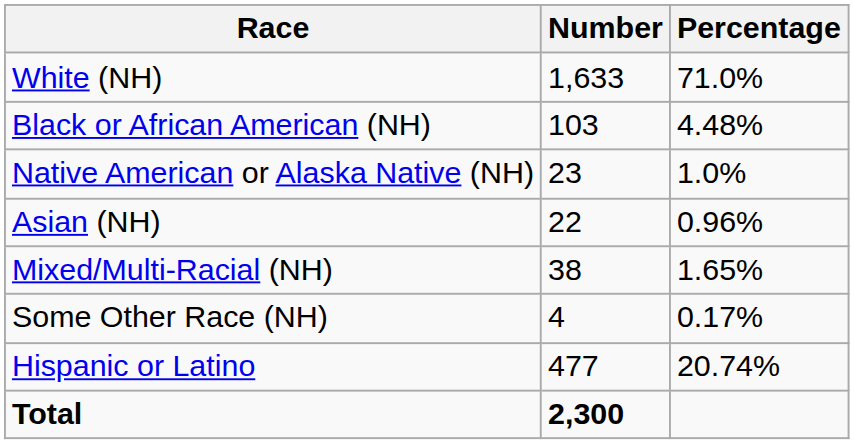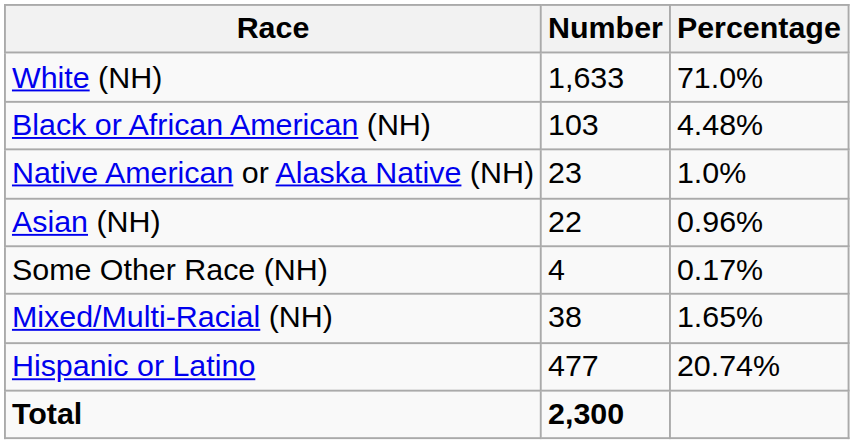rows swapped: (170, 317) <-> (172, 269)
